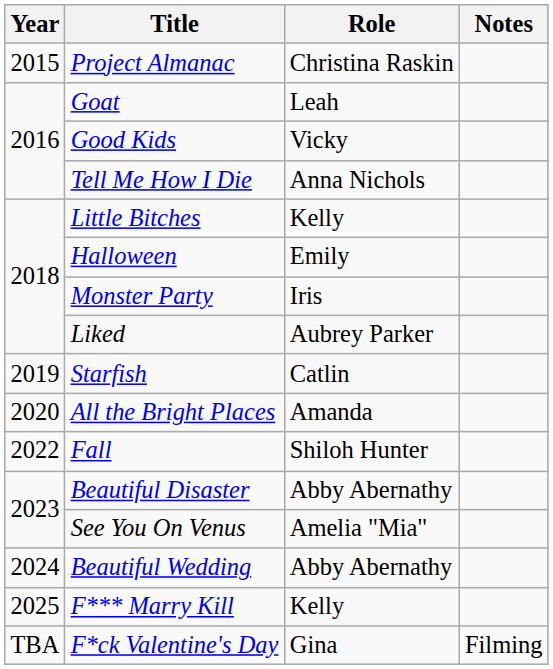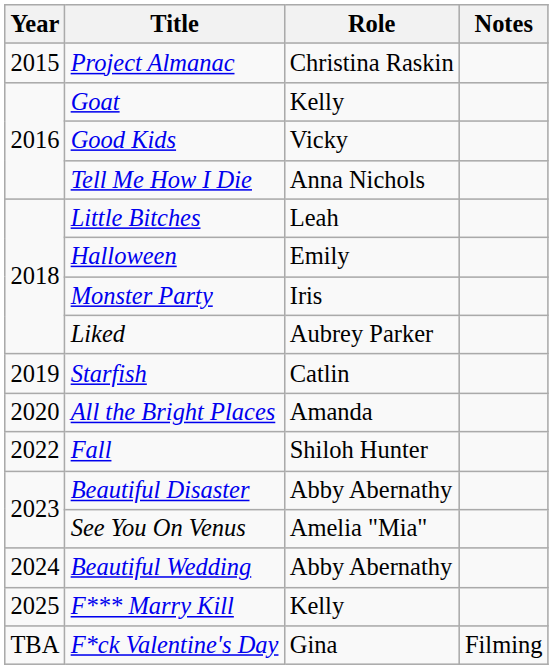(314, 101) Leah -> (317, 101) Kelly
(317, 218) Kelly -> (314, 218) Leah
